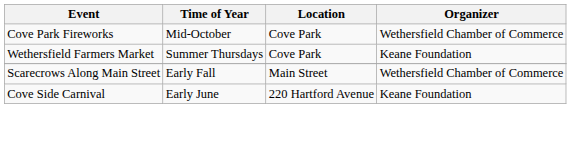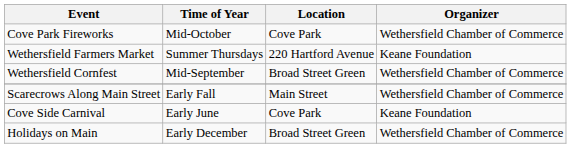(295, 53) Cove Park -> (321, 53) 220 Hartford Avenue
+ row: (62, 73)
(321, 93) 220 Hartford Avenue -> (295, 113) Cove Park
+ row: (52, 133)
